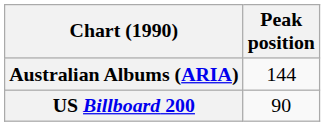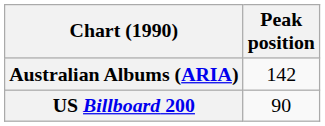(281, 74) 144 -> (281, 74) 142
